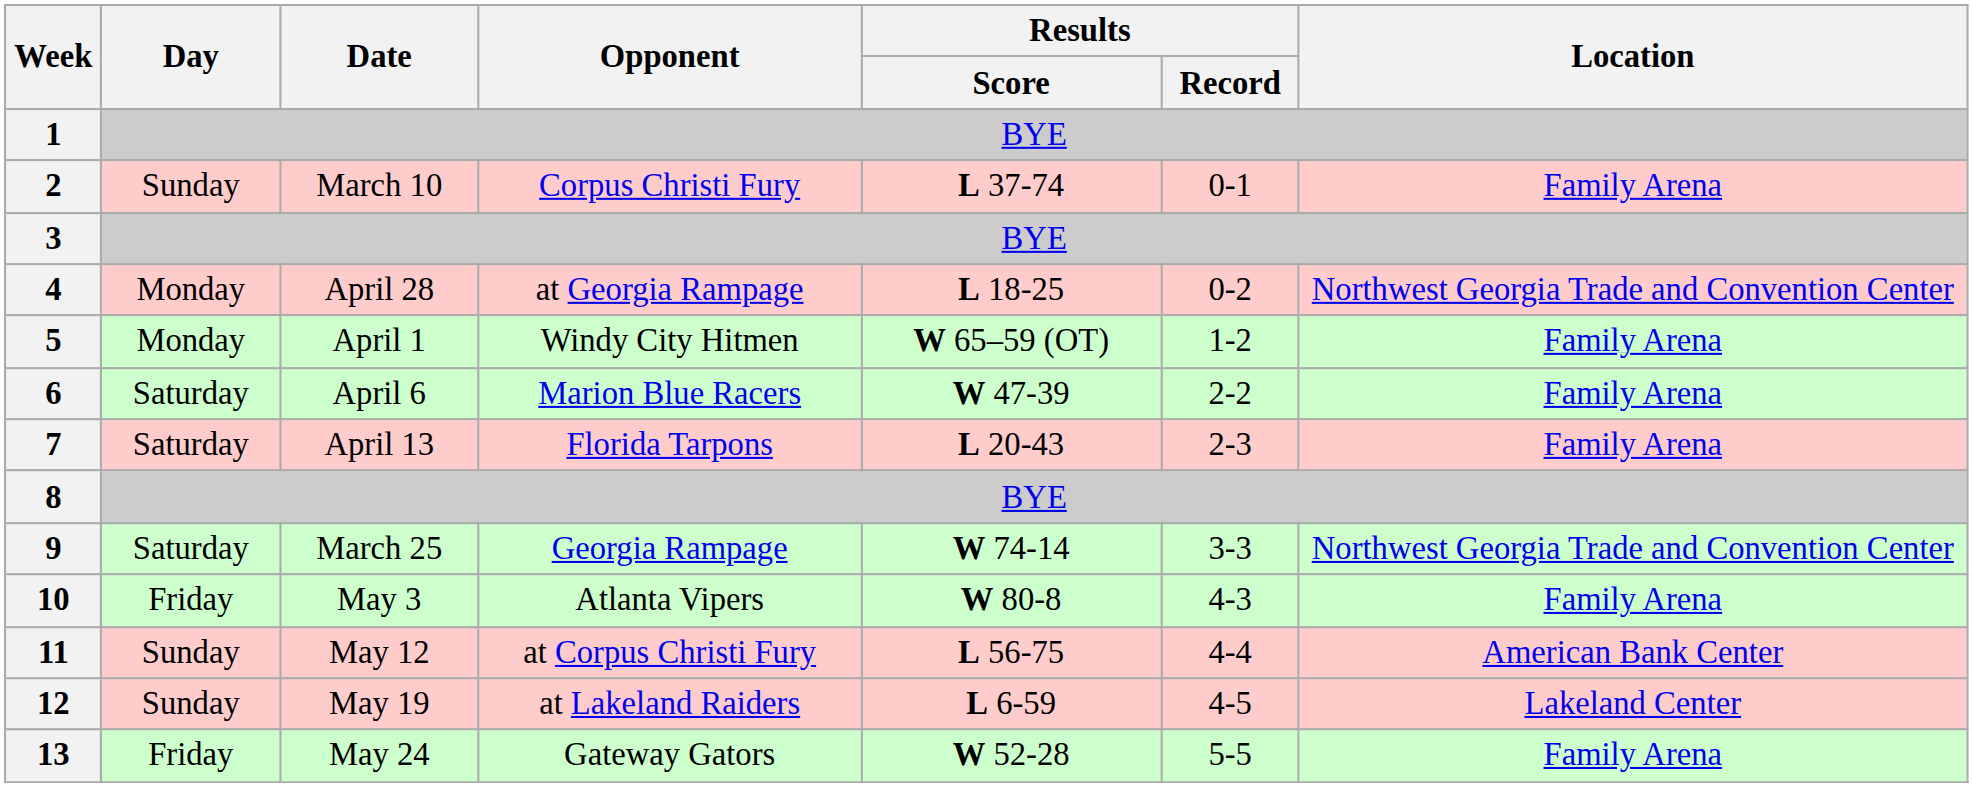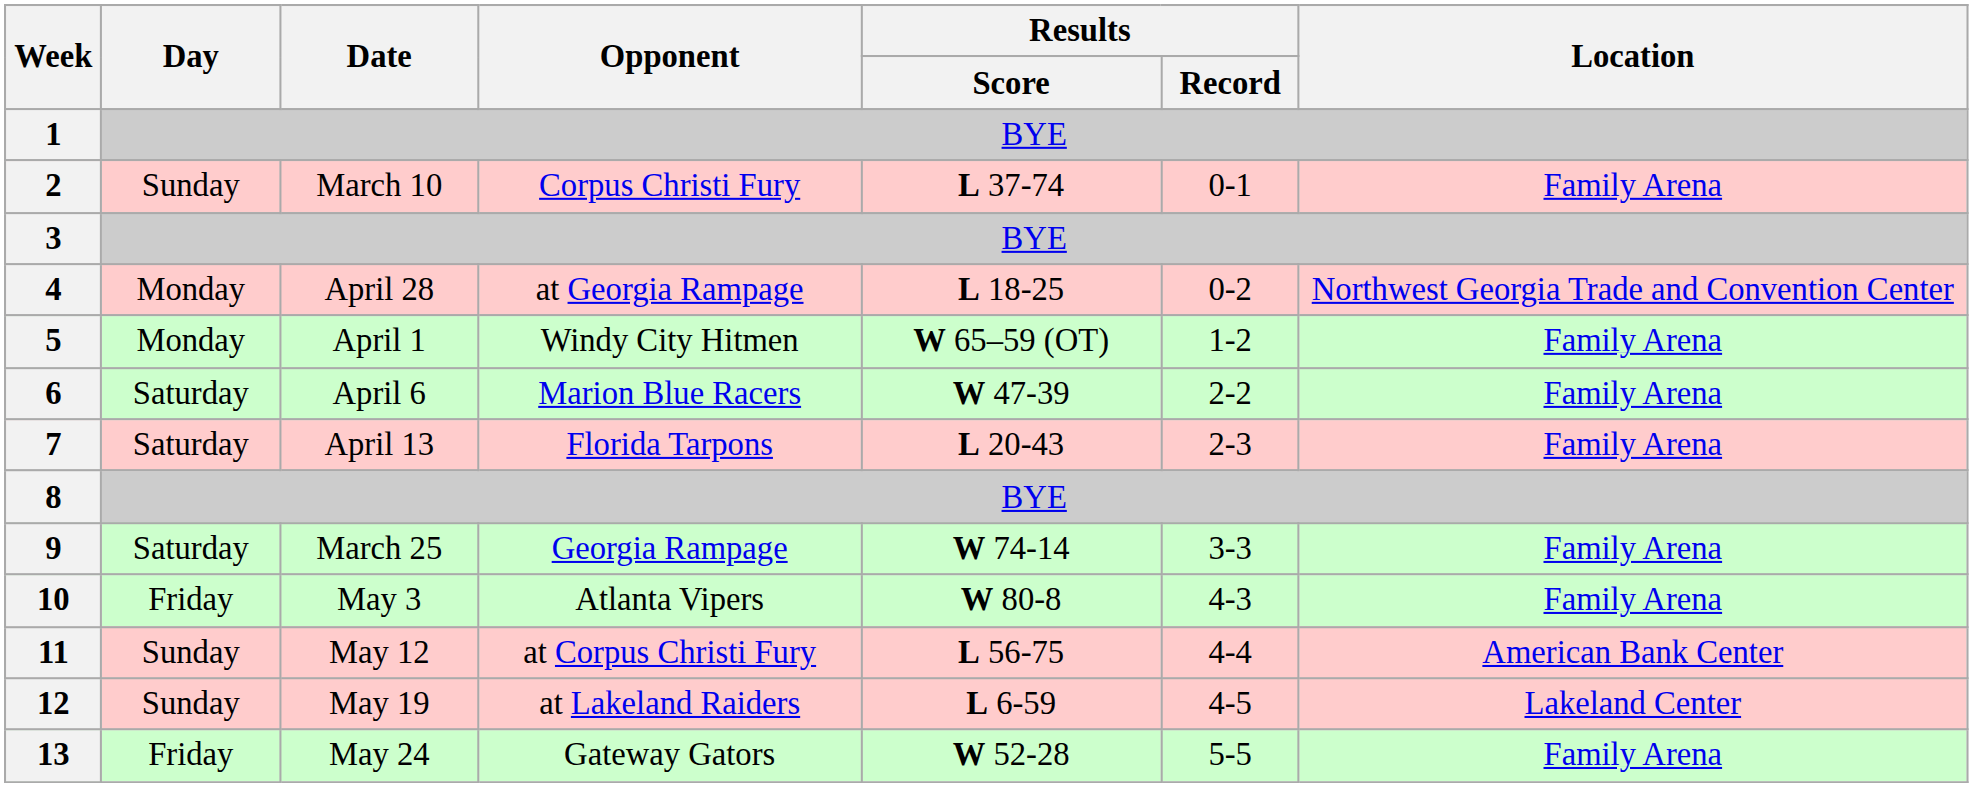(1633, 548) Northwest Georgia Trade and Convention Center -> (1633, 548) Family Arena
